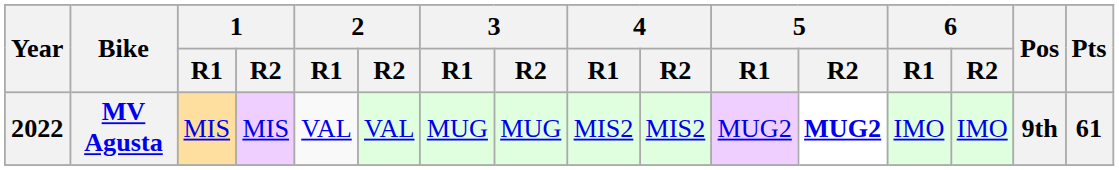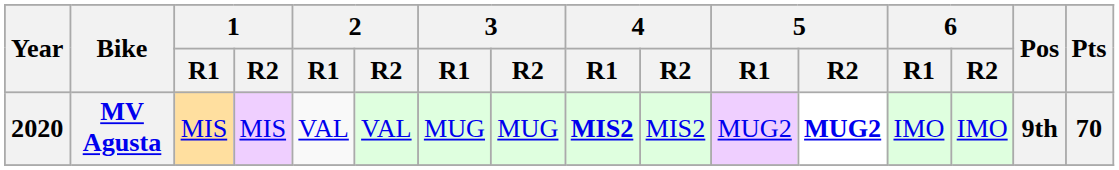(37, 128) 2022 -> (37, 128) 2020
(603, 128) normal -> (602, 128) bold
(1089, 128) 61 -> (1089, 128) 70
